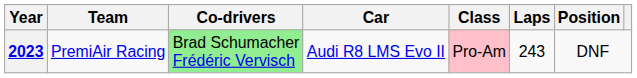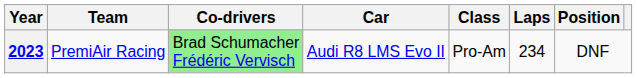(479, 51) pink background -> (479, 51) no background
(532, 51) 243 -> (532, 51) 234
